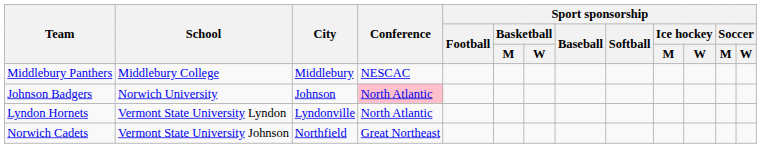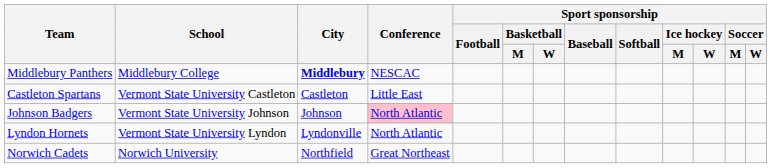(324, 73) normal -> (333, 73) bold
+ row: (54, 93)
(168, 93) Norwich University -> (203, 113) Vermont State University Johnson
(203, 133) Vermont State University Johnson -> (168, 152) Norwich University
